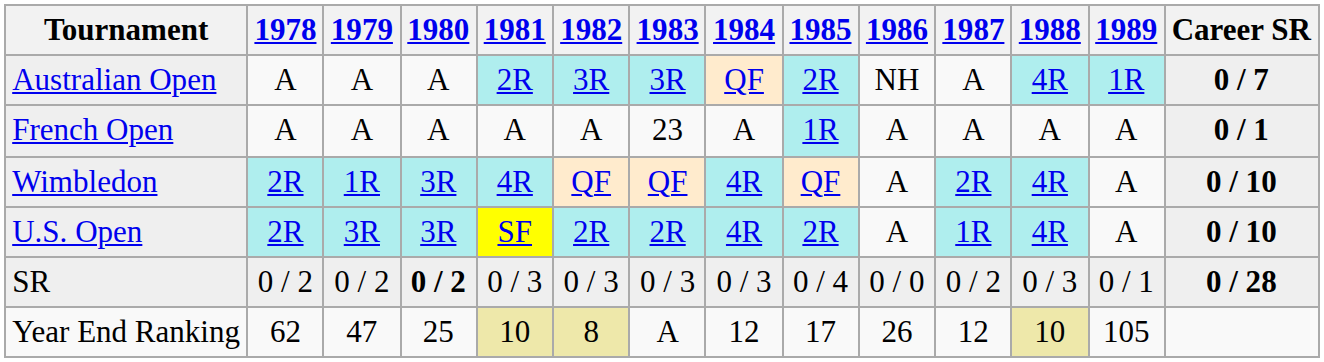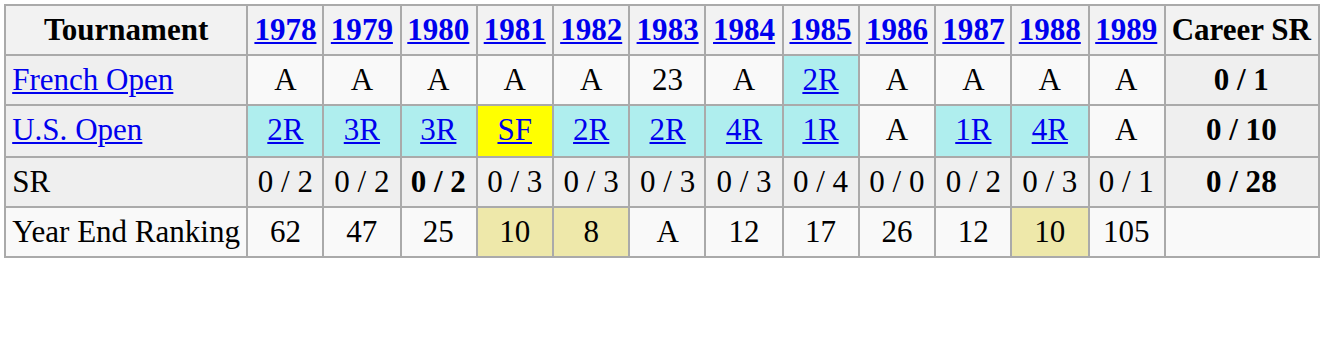- row: (114, 79)
(820, 129) 1R -> (820, 79) 2R
- row: (85, 180)
(820, 230) 2R -> (820, 129) 1R
